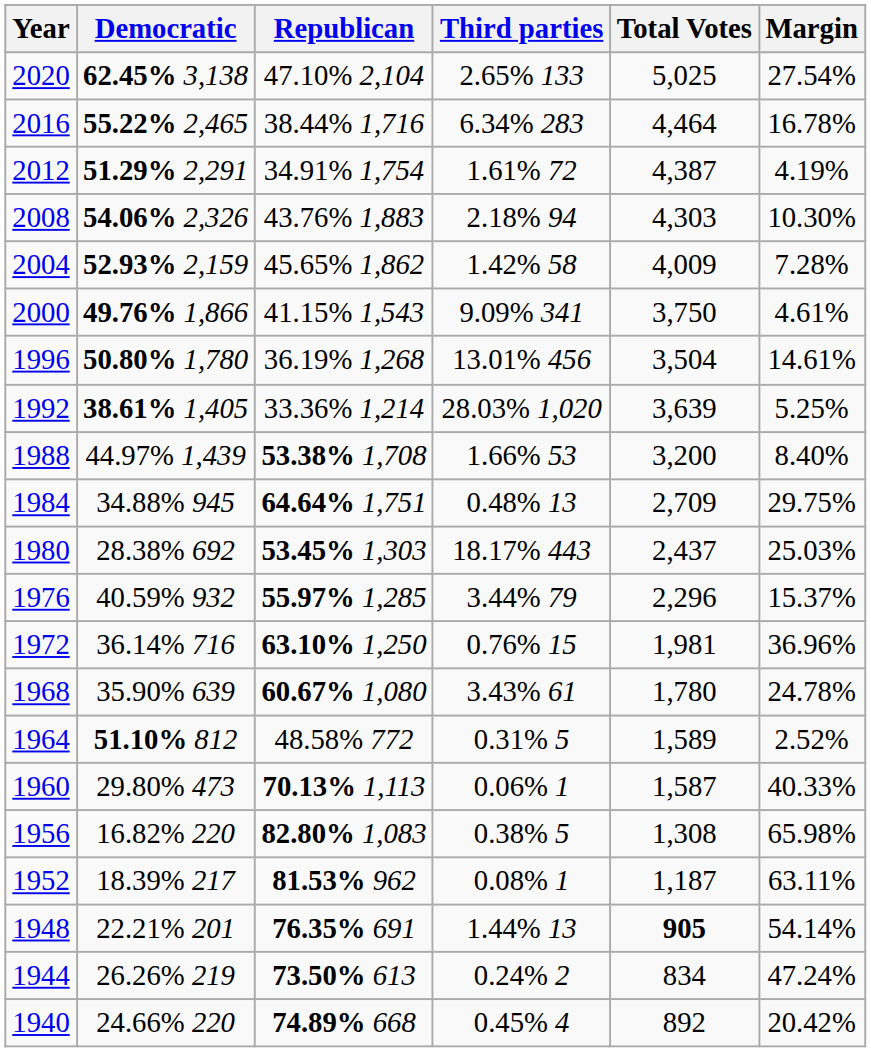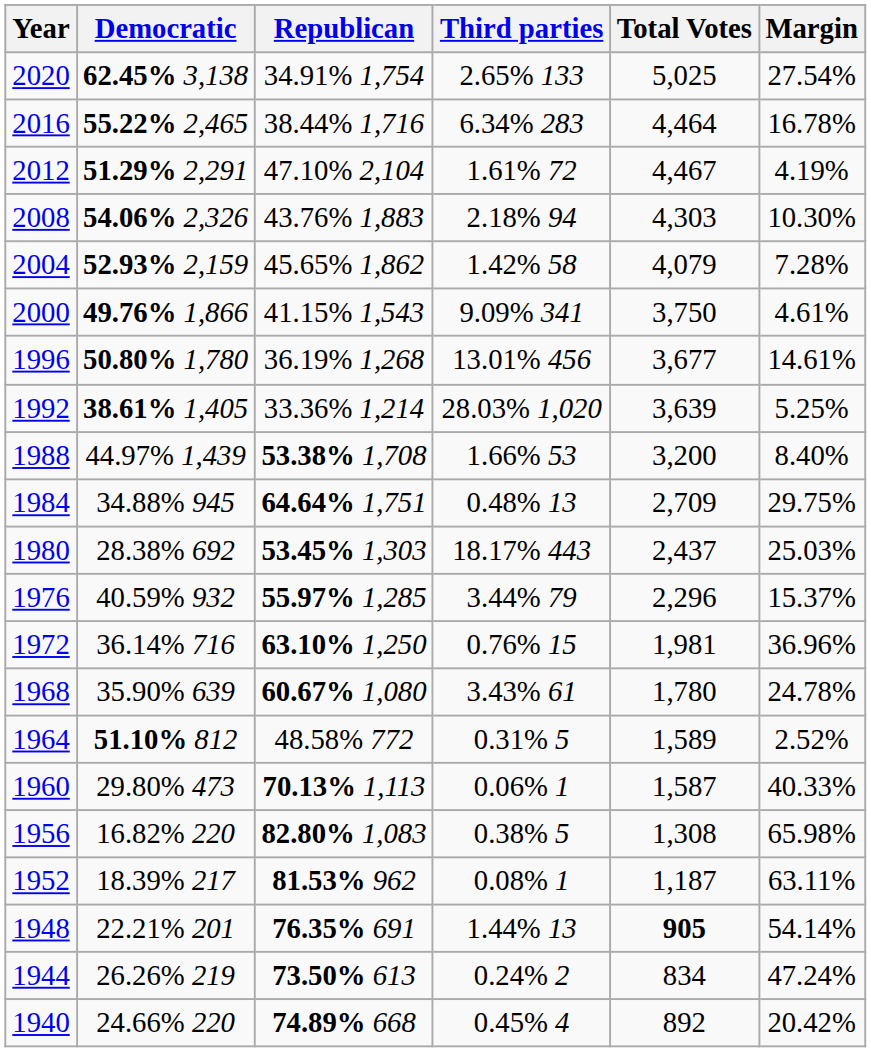(344, 75) 47.10% 2,104 -> (344, 75) 34.91% 1,754
(344, 170) 34.91% 1,754 -> (344, 170) 47.10% 2,104
(684, 170) 4,387 -> (684, 170) 4,467
(684, 265) 4,009 -> (684, 265) 4,079
(684, 359) 3,504 -> (684, 359) 3,677
